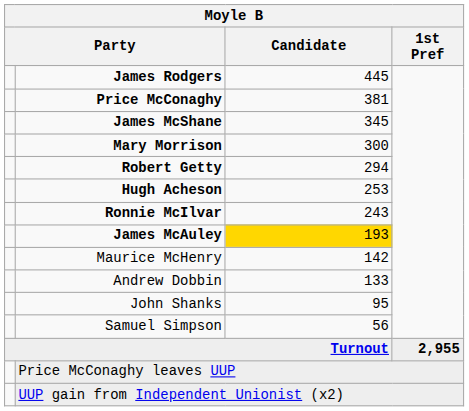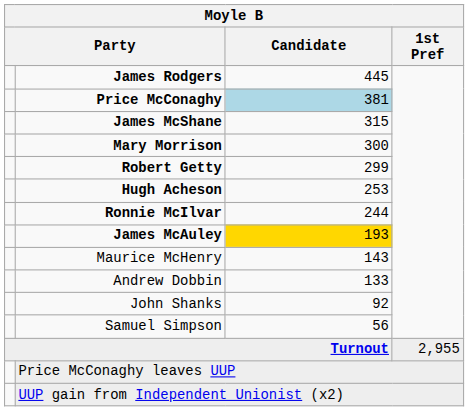(376, 100) no background -> (376, 100) lightblue background
(376, 123) 345 -> (376, 123) 315
(376, 168) 294 -> (376, 168) 299
(376, 213) 243 -> (376, 213) 244
(376, 259) 142 -> (376, 259) 143
(381, 304) 95 -> (381, 304) 92
(439, 349) bold -> (439, 349) normal
